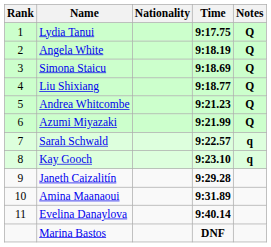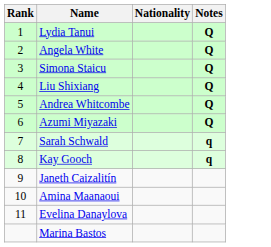- column: (213, 13)
